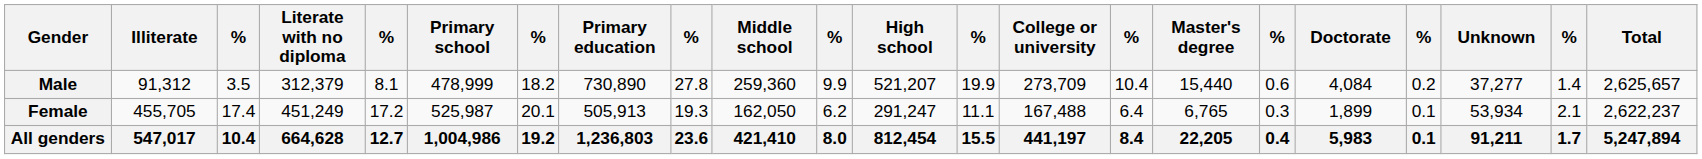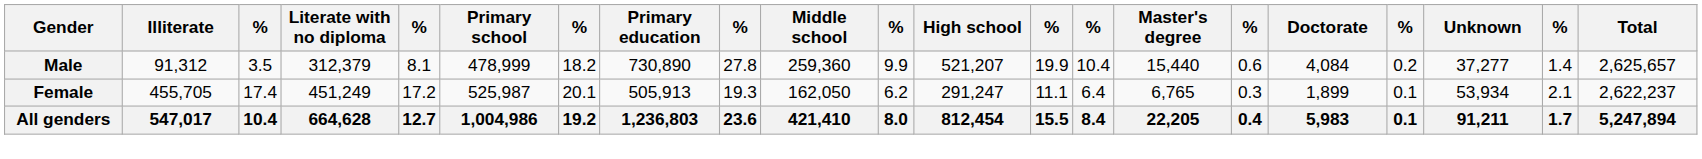- column: (1055, 37)
